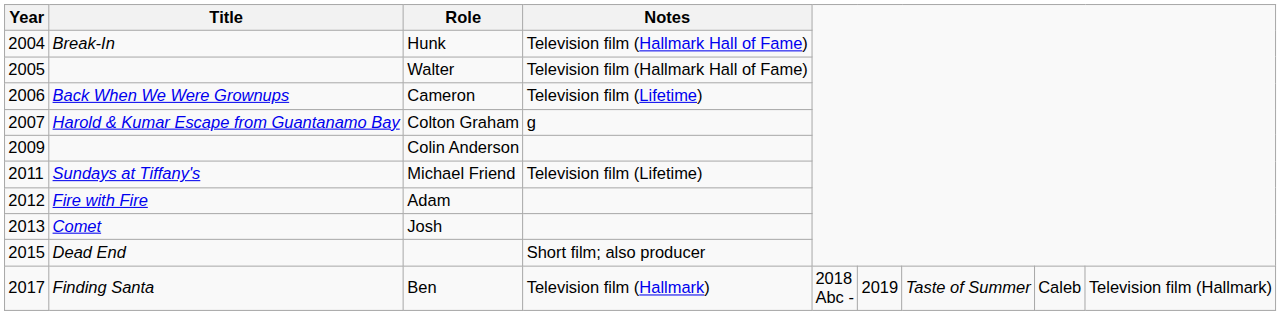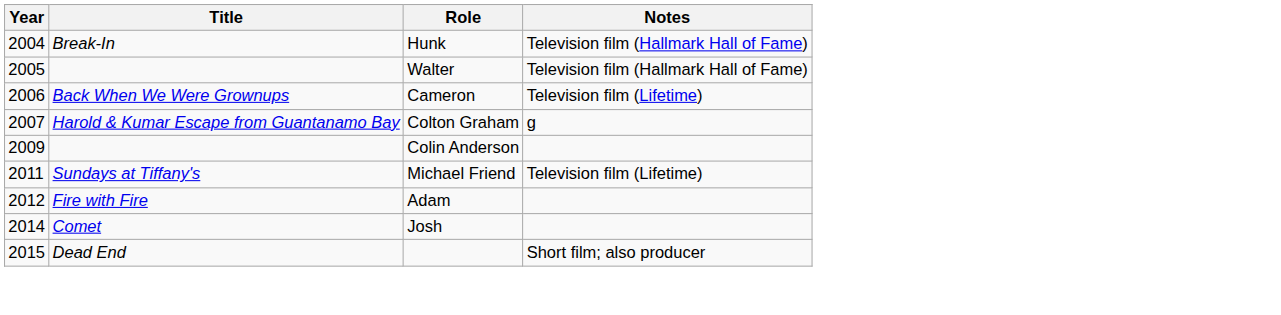(27, 226) 2013 -> (27, 226) 2014
- row: (422, 288)
